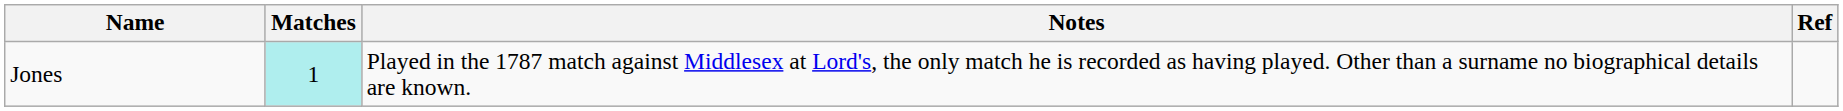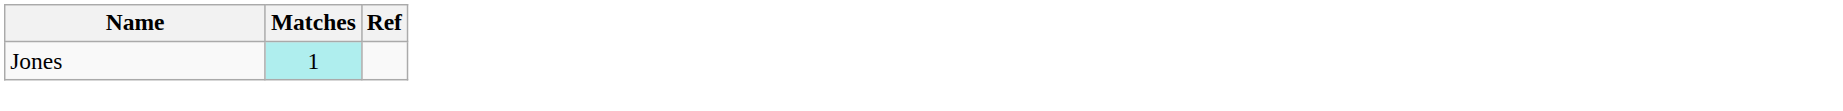- column: (1076, 23)
